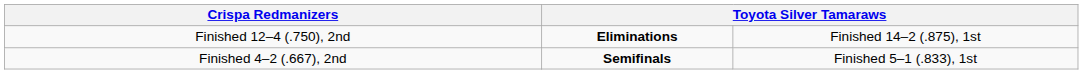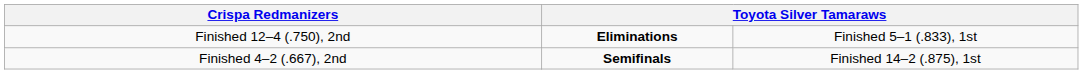(905, 36) Finished 14–2 (.875), 1st -> (905, 36) Finished 5–1 (.833), 1st
(905, 58) Finished 5–1 (.833), 1st -> (905, 58) Finished 14–2 (.875), 1st
